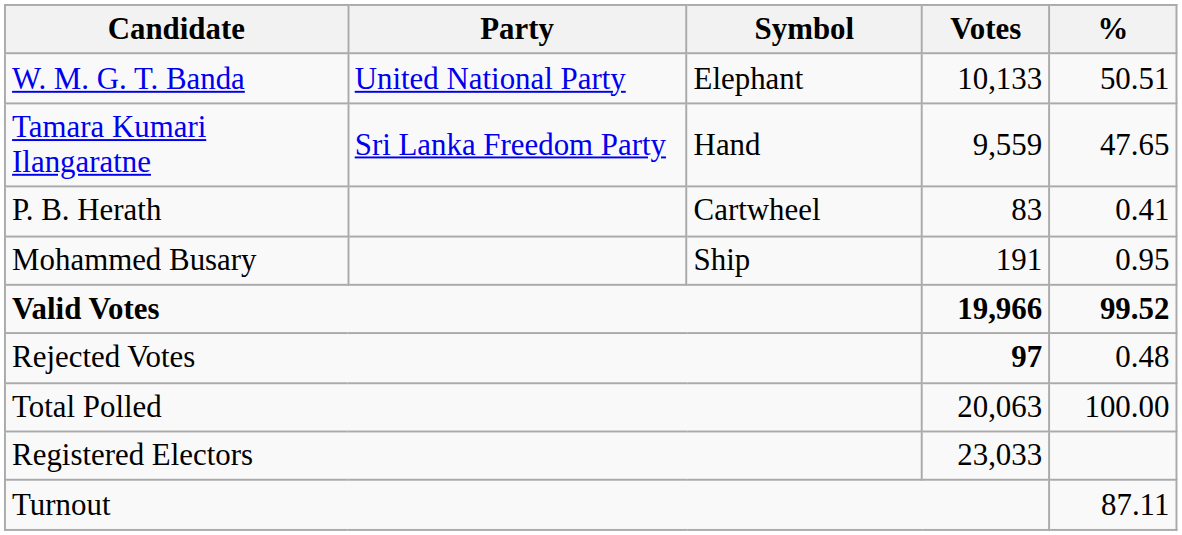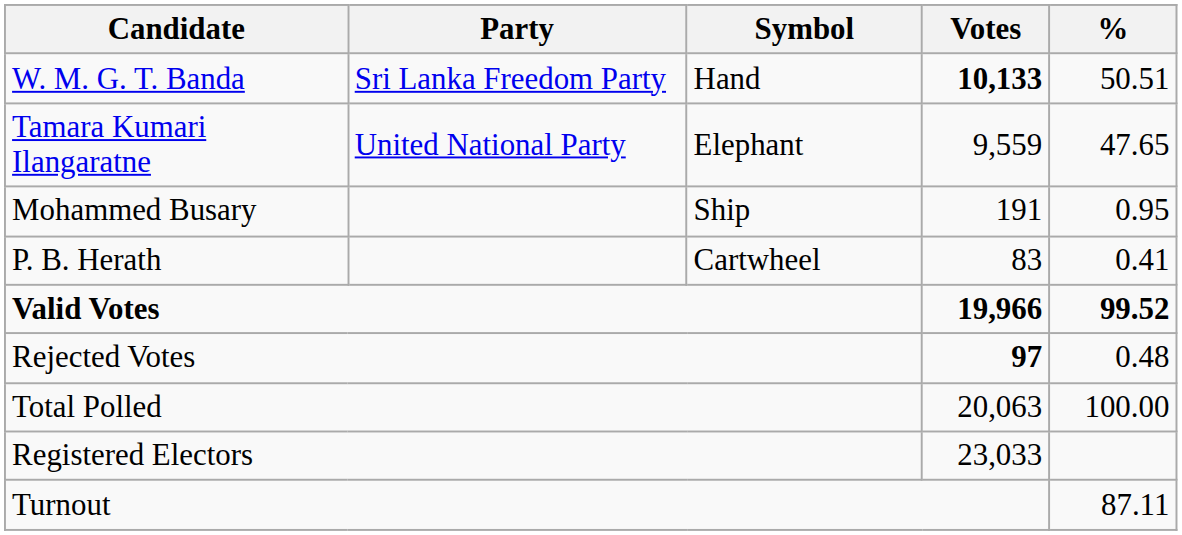(490, 77) United National Party -> (510, 77) Sri Lanka Freedom Party
(748, 77) Elephant -> (727, 77) Hand
(1000, 77) normal -> (1000, 77) bold
(510, 144) Sri Lanka Freedom Party -> (490, 144) United National Party
(727, 144) Hand -> (748, 144) Elephant
rows swapped: (134, 259) <-> (87, 210)
